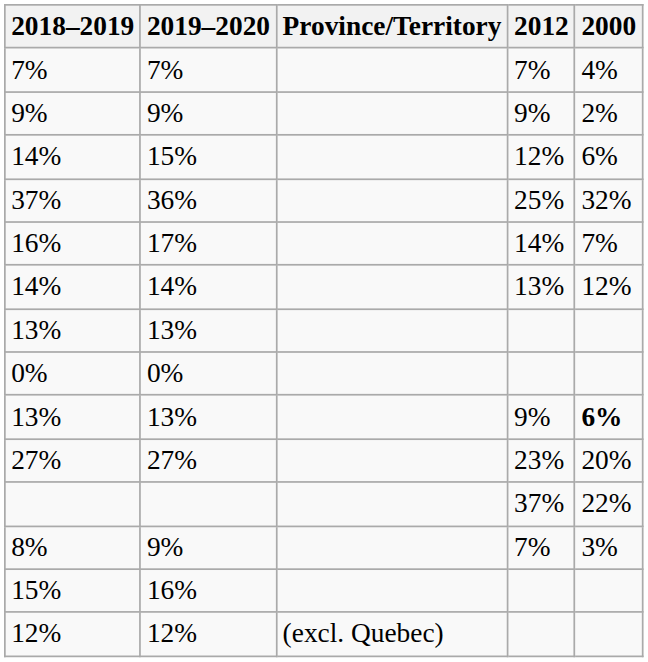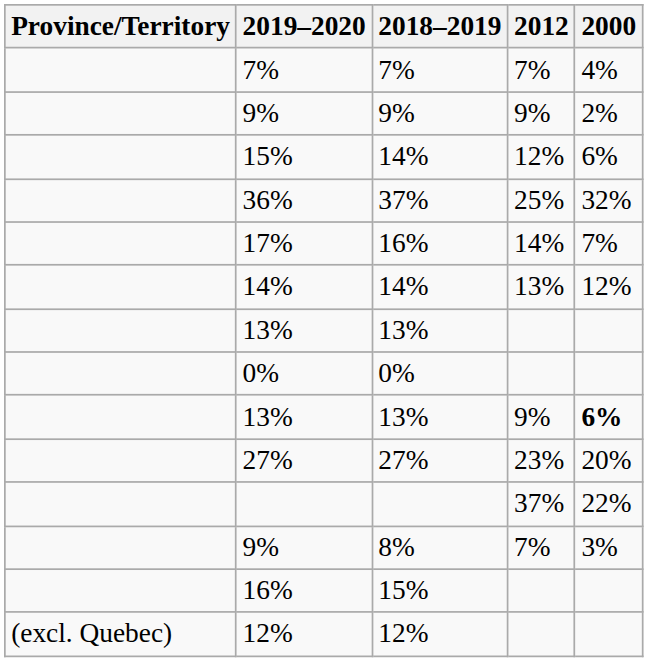columns swapped: (392, 26) <-> (73, 26)
